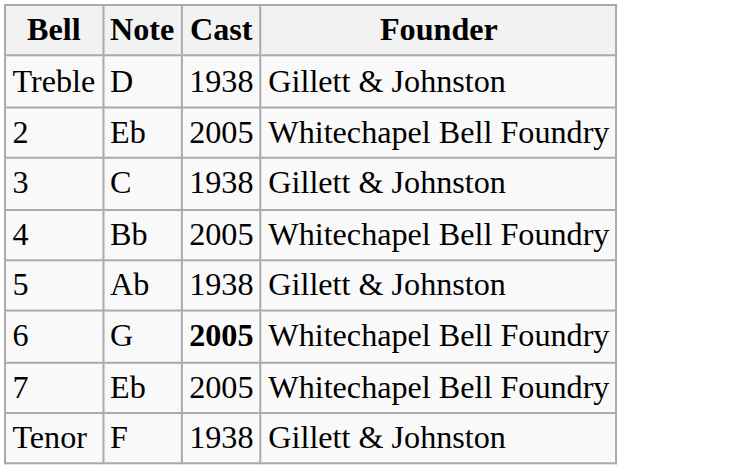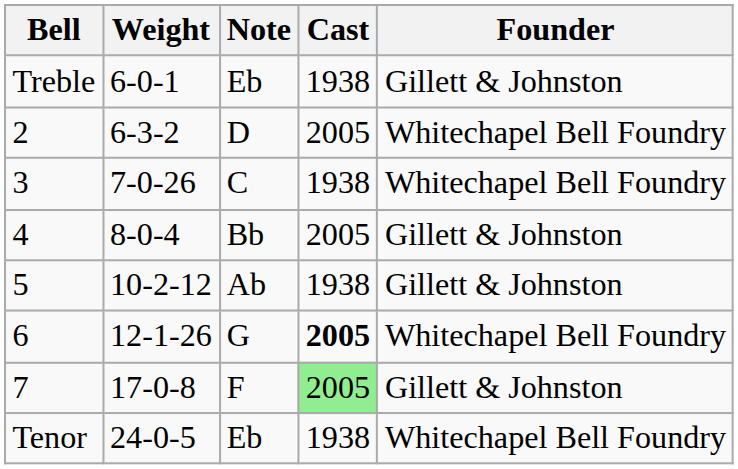+ column: (161, 30)
(122, 81) D -> (245, 81) Eb
(128, 132) Eb -> (238, 132) D
(387, 183) Gillett & Johnston -> (556, 183) Whitechapel Bell Foundry
(439, 234) Whitechapel Bell Foundry -> (504, 234) Gillett & Johnston
(128, 387) Eb -> (236, 387) F
(221, 387) no background -> (338, 387) lightgreen background
(439, 387) Whitechapel Bell Foundry -> (504, 387) Gillett & Johnston
(119, 438) F -> (245, 438) Eb
(387, 438) Gillett & Johnston -> (556, 438) Whitechapel Bell Foundry
